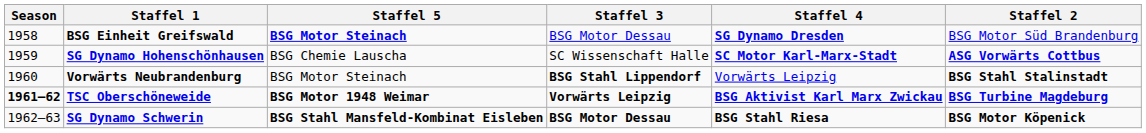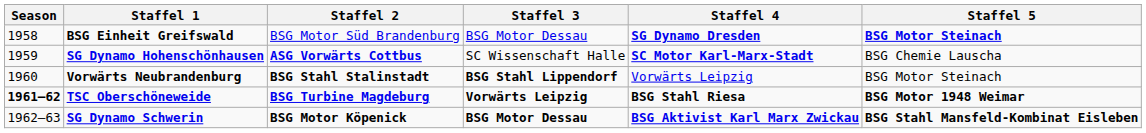columns swapped: (1043, 15) <-> (407, 15)
(829, 97) BSG Aktivist Karl Marx Zwickau -> (688, 97) BSG Stahl Riesa
(772, 118) BSG Stahl Riesa -> (745, 118) BSG Aktivist Karl Marx Zwickau
